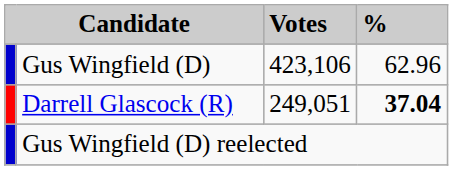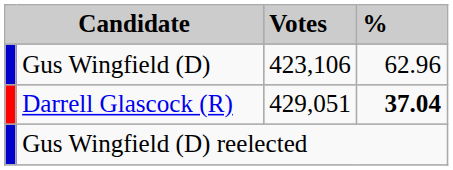(310, 104) 249,051 -> (310, 104) 429,051
